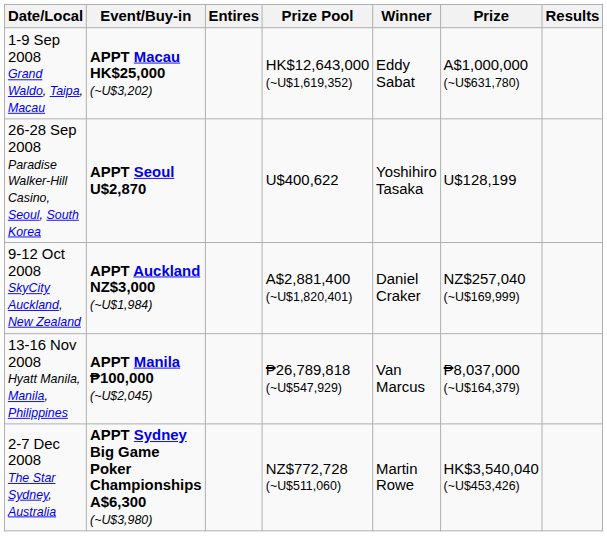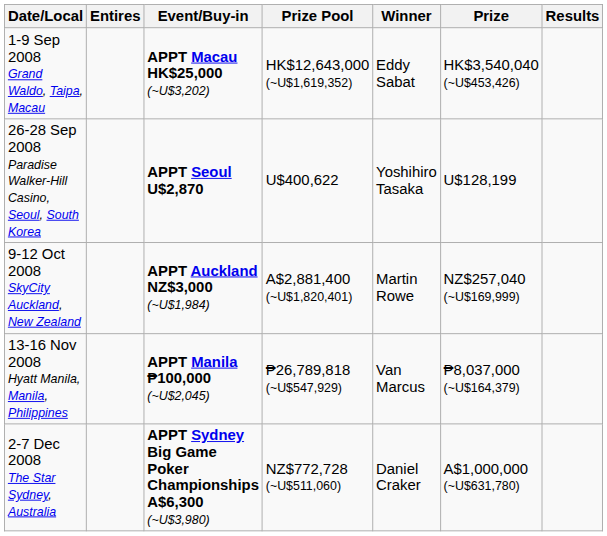columns swapped: (146, 16) <-> (234, 16)
(486, 73) A$1,000,000 (~U$631,780) -> (491, 73) HK$3,540,040 (~U$453,426)
(398, 287) Daniel Craker -> (397, 287) Martin Rowe
(397, 477) Martin Rowe -> (398, 477) Daniel Craker
(491, 477) HK$3,540,040 (~U$453,426) -> (486, 477) A$1,000,000 (~U$631,780)
